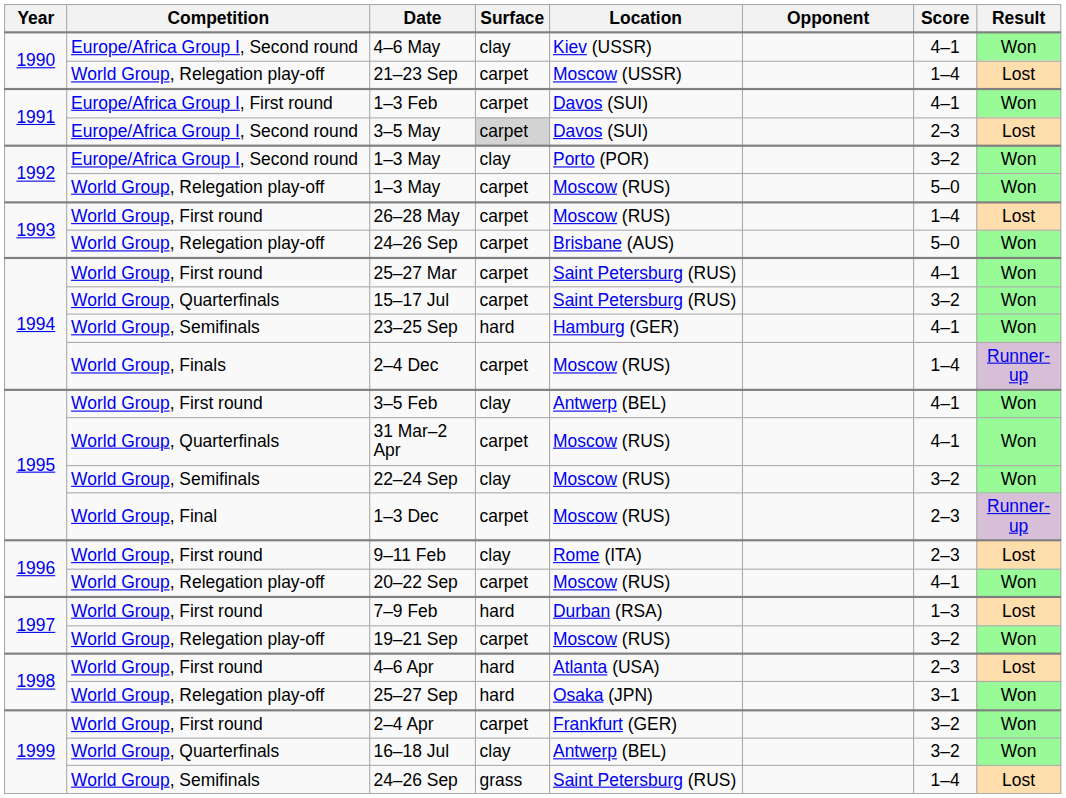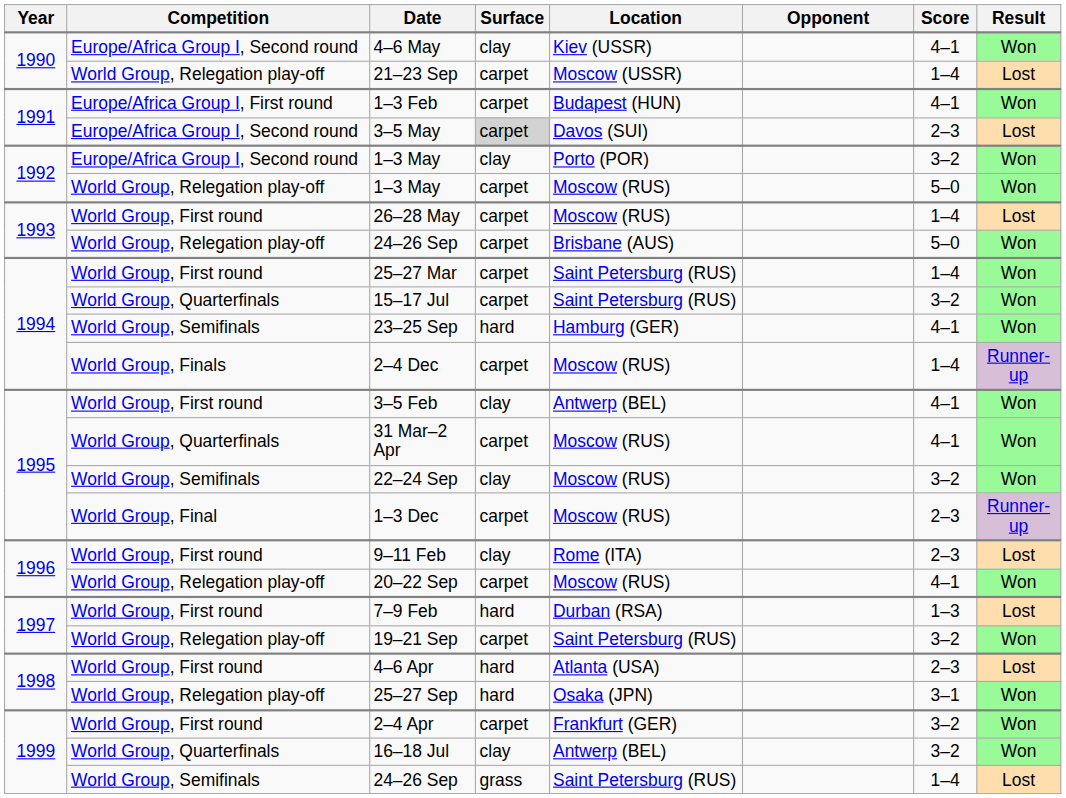(601, 103) Davos (SUI) -> (617, 103) Budapest (HUN)
(945, 272) 4–1 -> (945, 272) 1–4
(612, 639) Moscow (RUS) -> (645, 639) Saint Petersburg (RUS)
